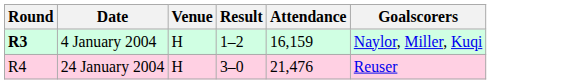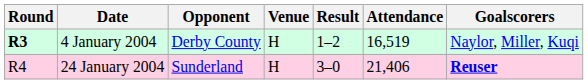+ column: (216, 16)
(291, 41) 16,159 -> (388, 41) 16,519
(291, 66) 21,476 -> (388, 66) 21,406
(376, 66) normal -> (474, 66) bold
